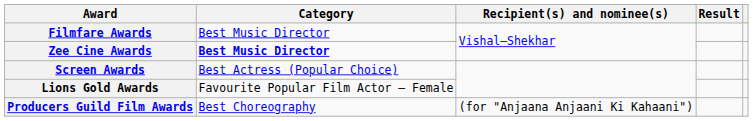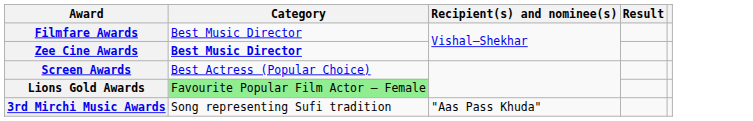(326, 88) no background -> (298, 88) lightgreen background
- row: (100, 107)
+ row: (86, 107)
